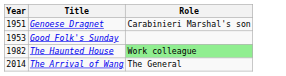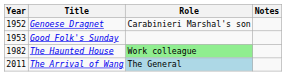+ column: (267, 11)
(16, 24) 1951 -> (16, 24) 1952
(16, 64) 2014 -> (16, 64) 2011
(155, 64) no background -> (155, 64) lightblue background
